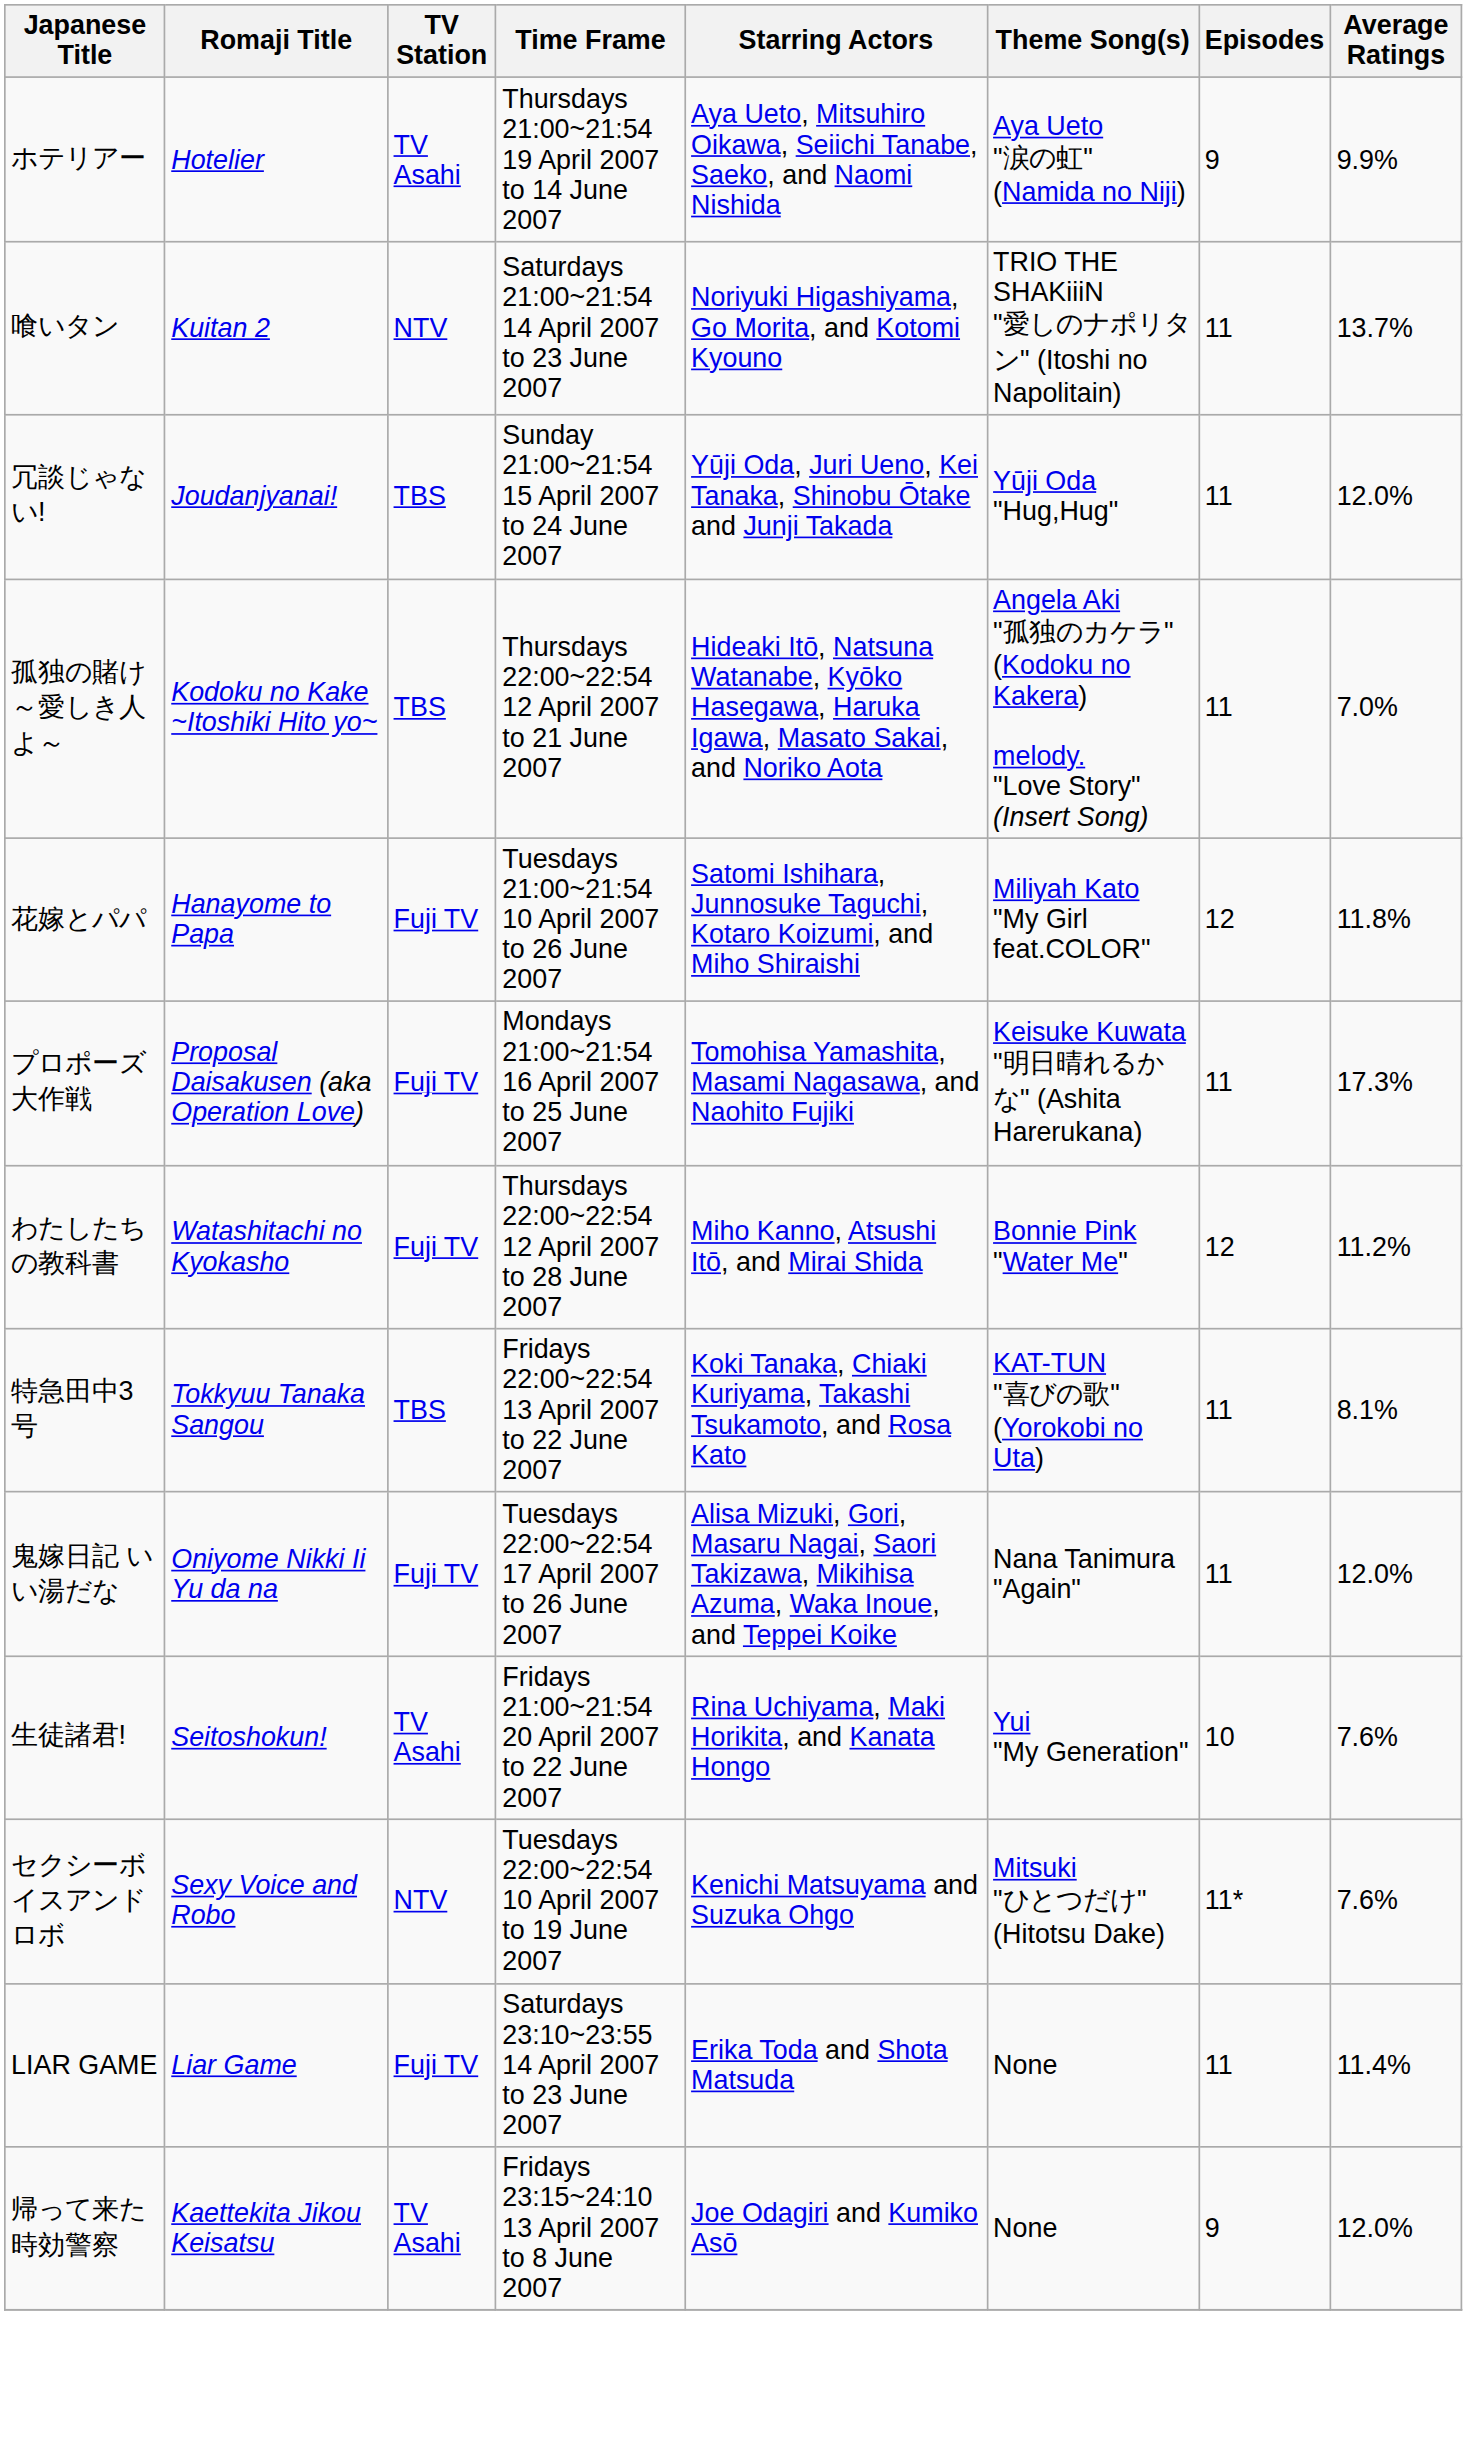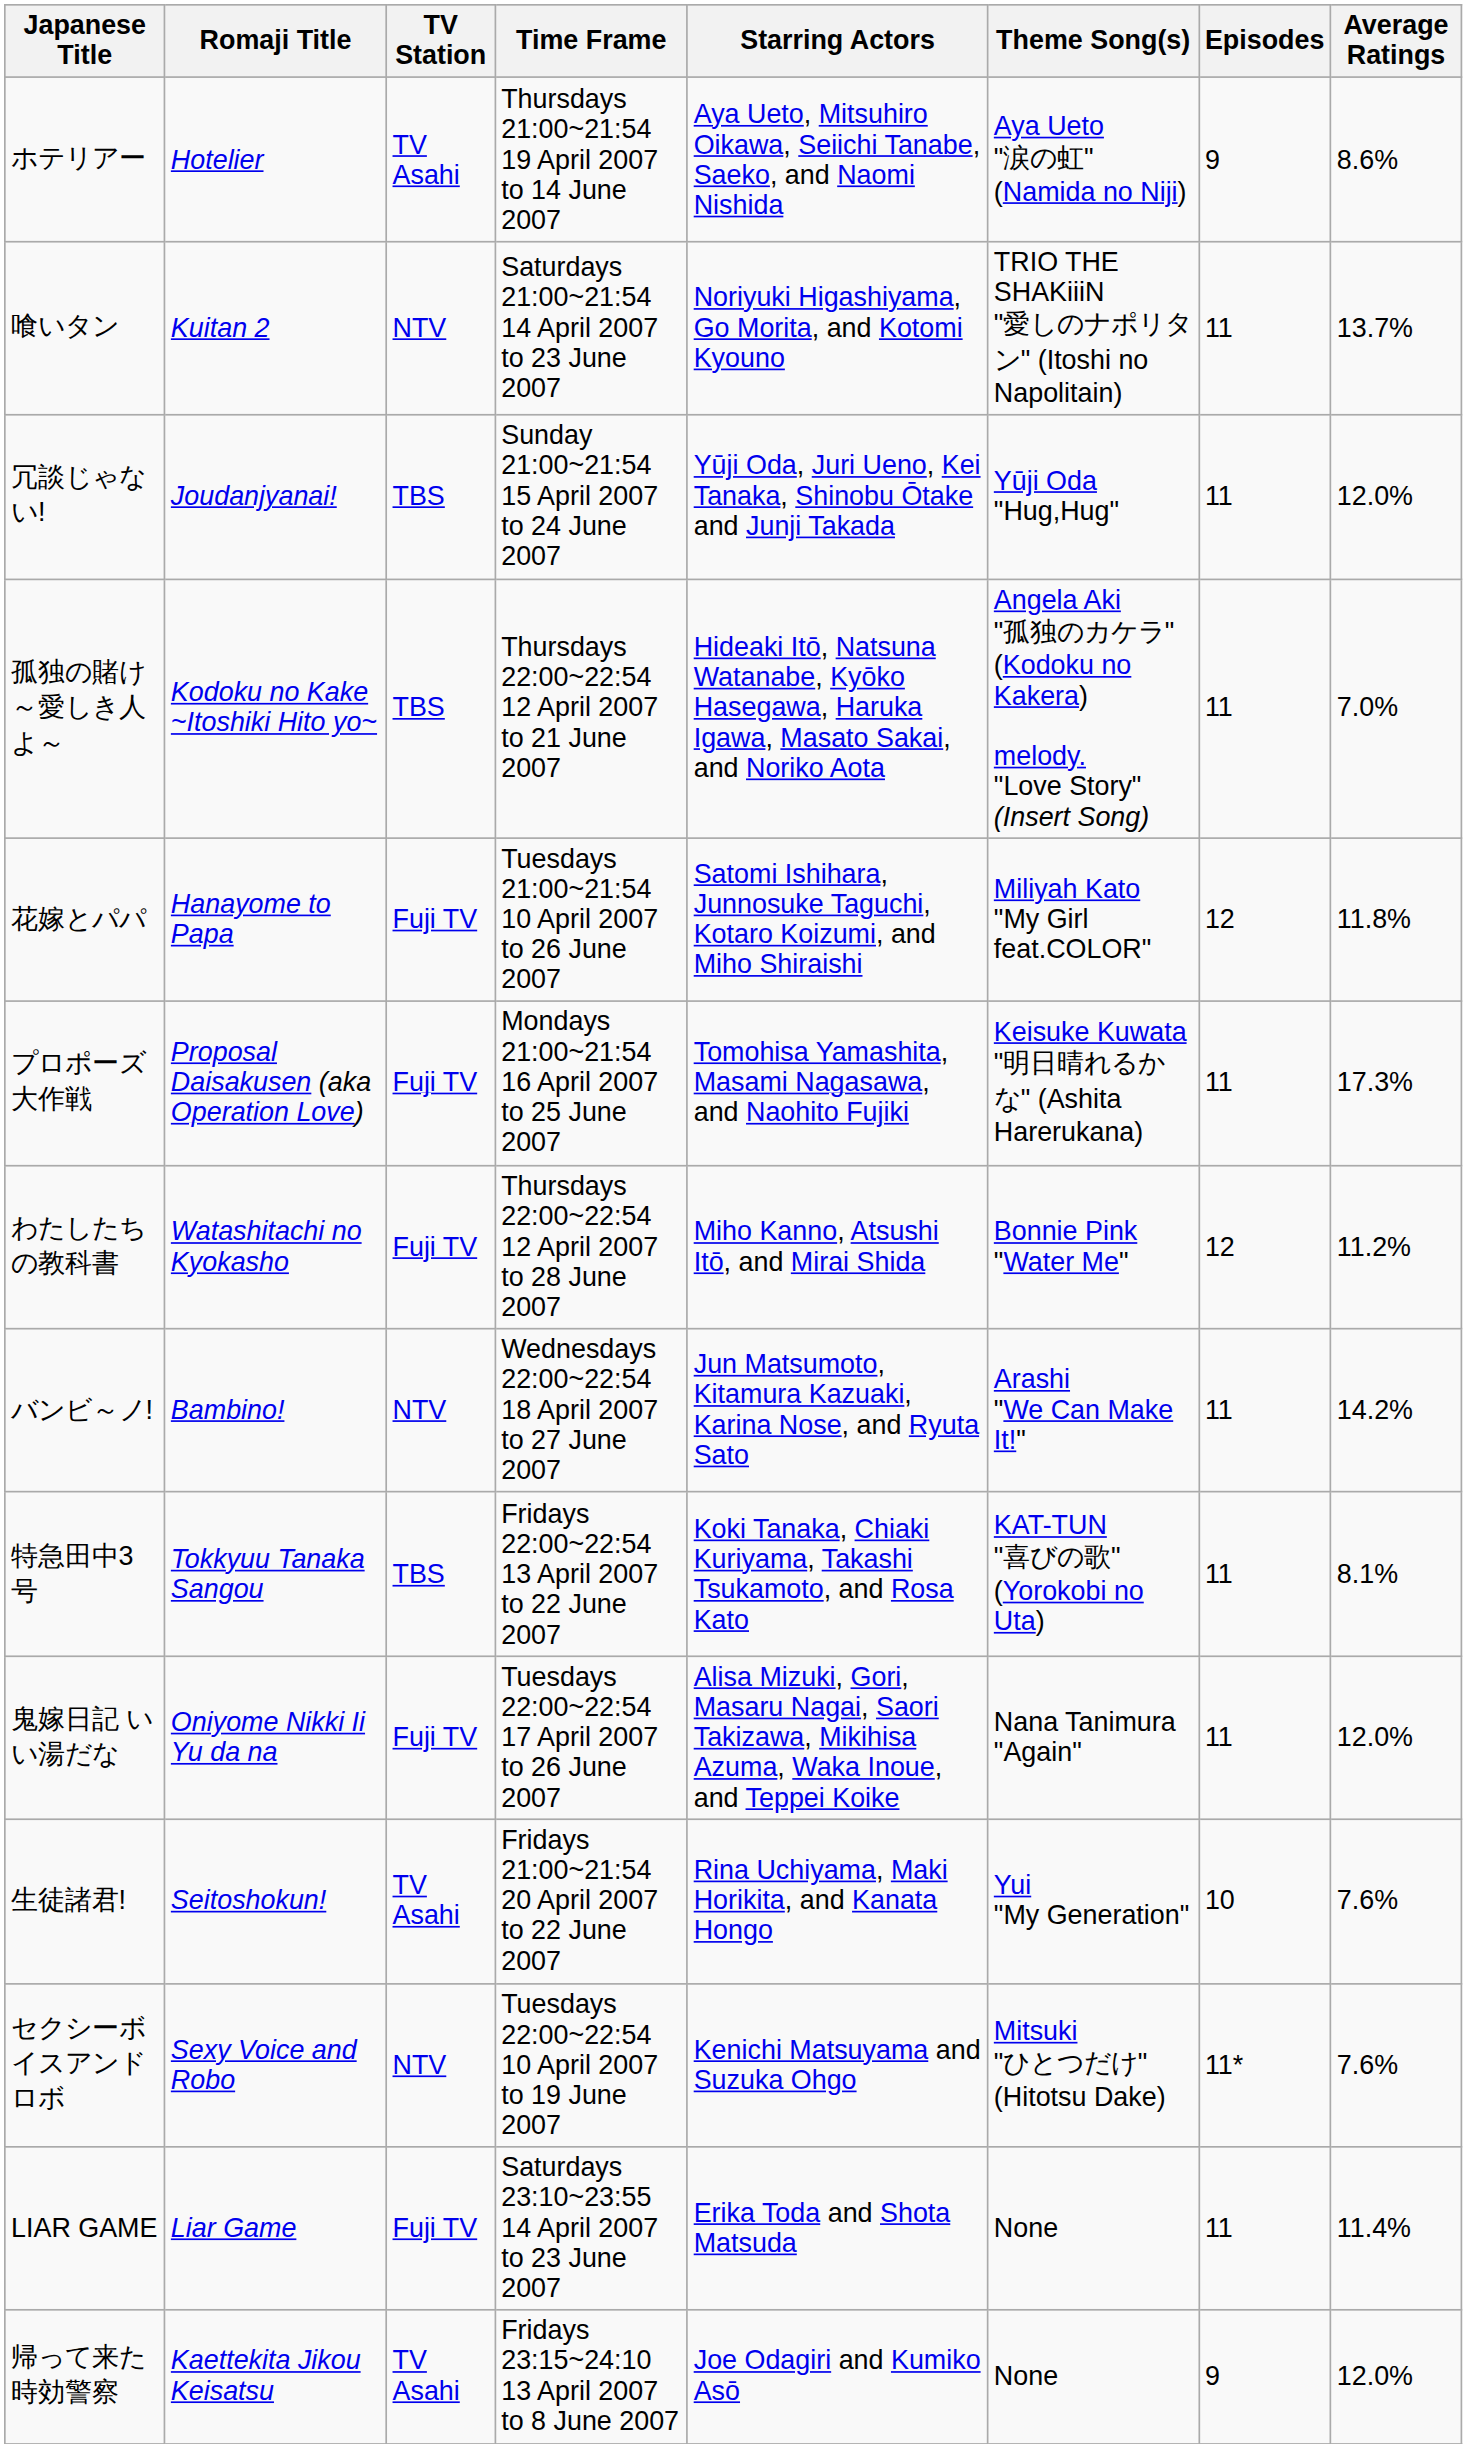(1367, 159) 9.9% -> (1367, 159) 8.6%
+ row: (82, 1409)
